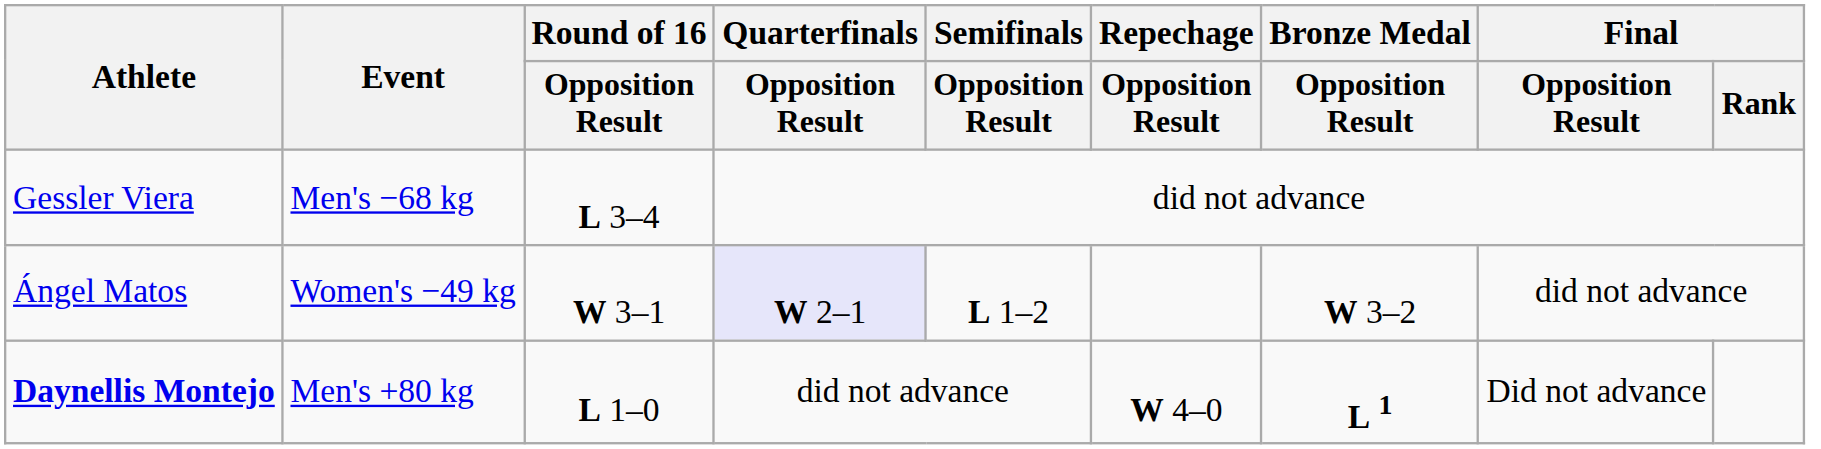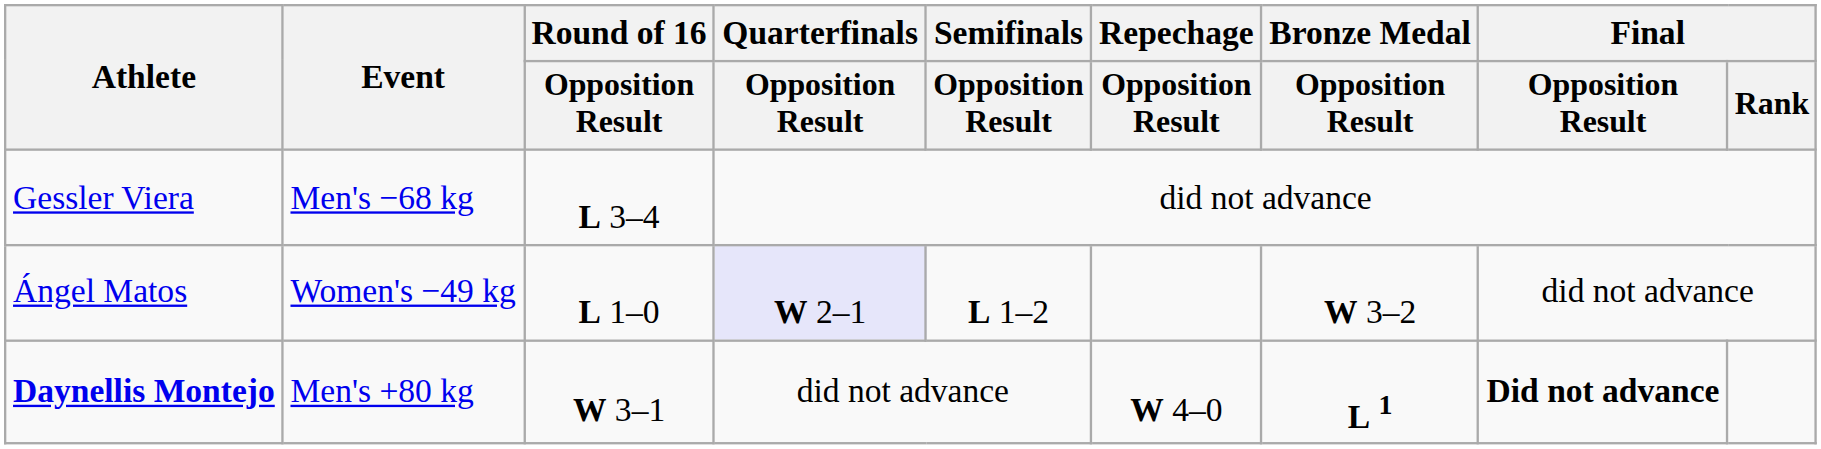(619, 312) W 3–1 -> (619, 312) L 1–0
(619, 411) L 1–0 -> (619, 411) W 3–1
(1596, 391) normal -> (1603, 391) bold
